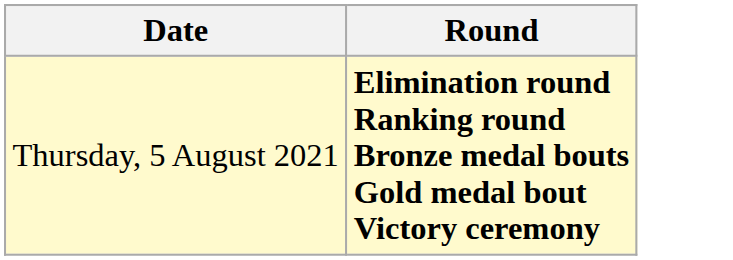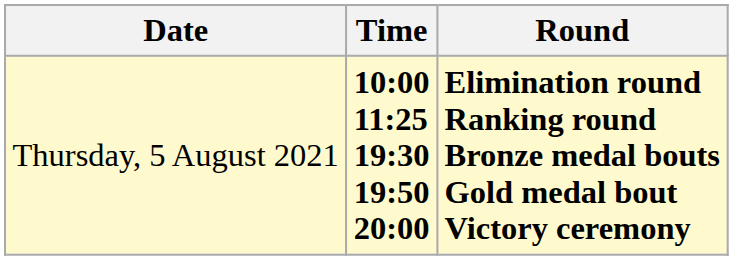+ column: (392, 30)
